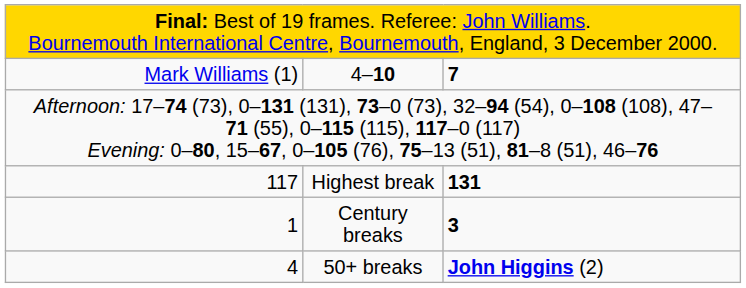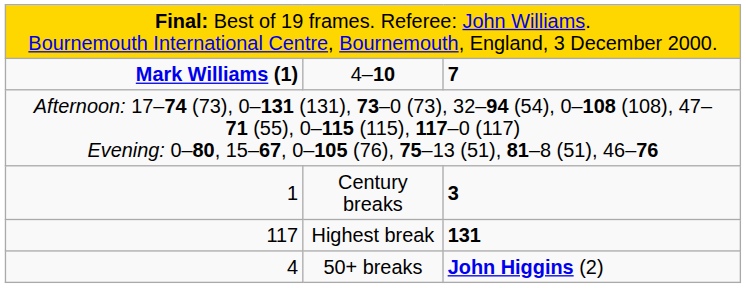(221, 74) normal -> (217, 74) bold
rows swapped: (373, 182) <-> (373, 225)
